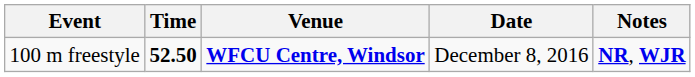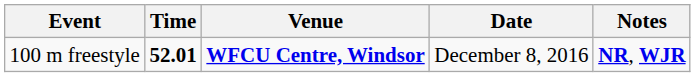(173, 54) 52.50 -> (173, 54) 52.01
